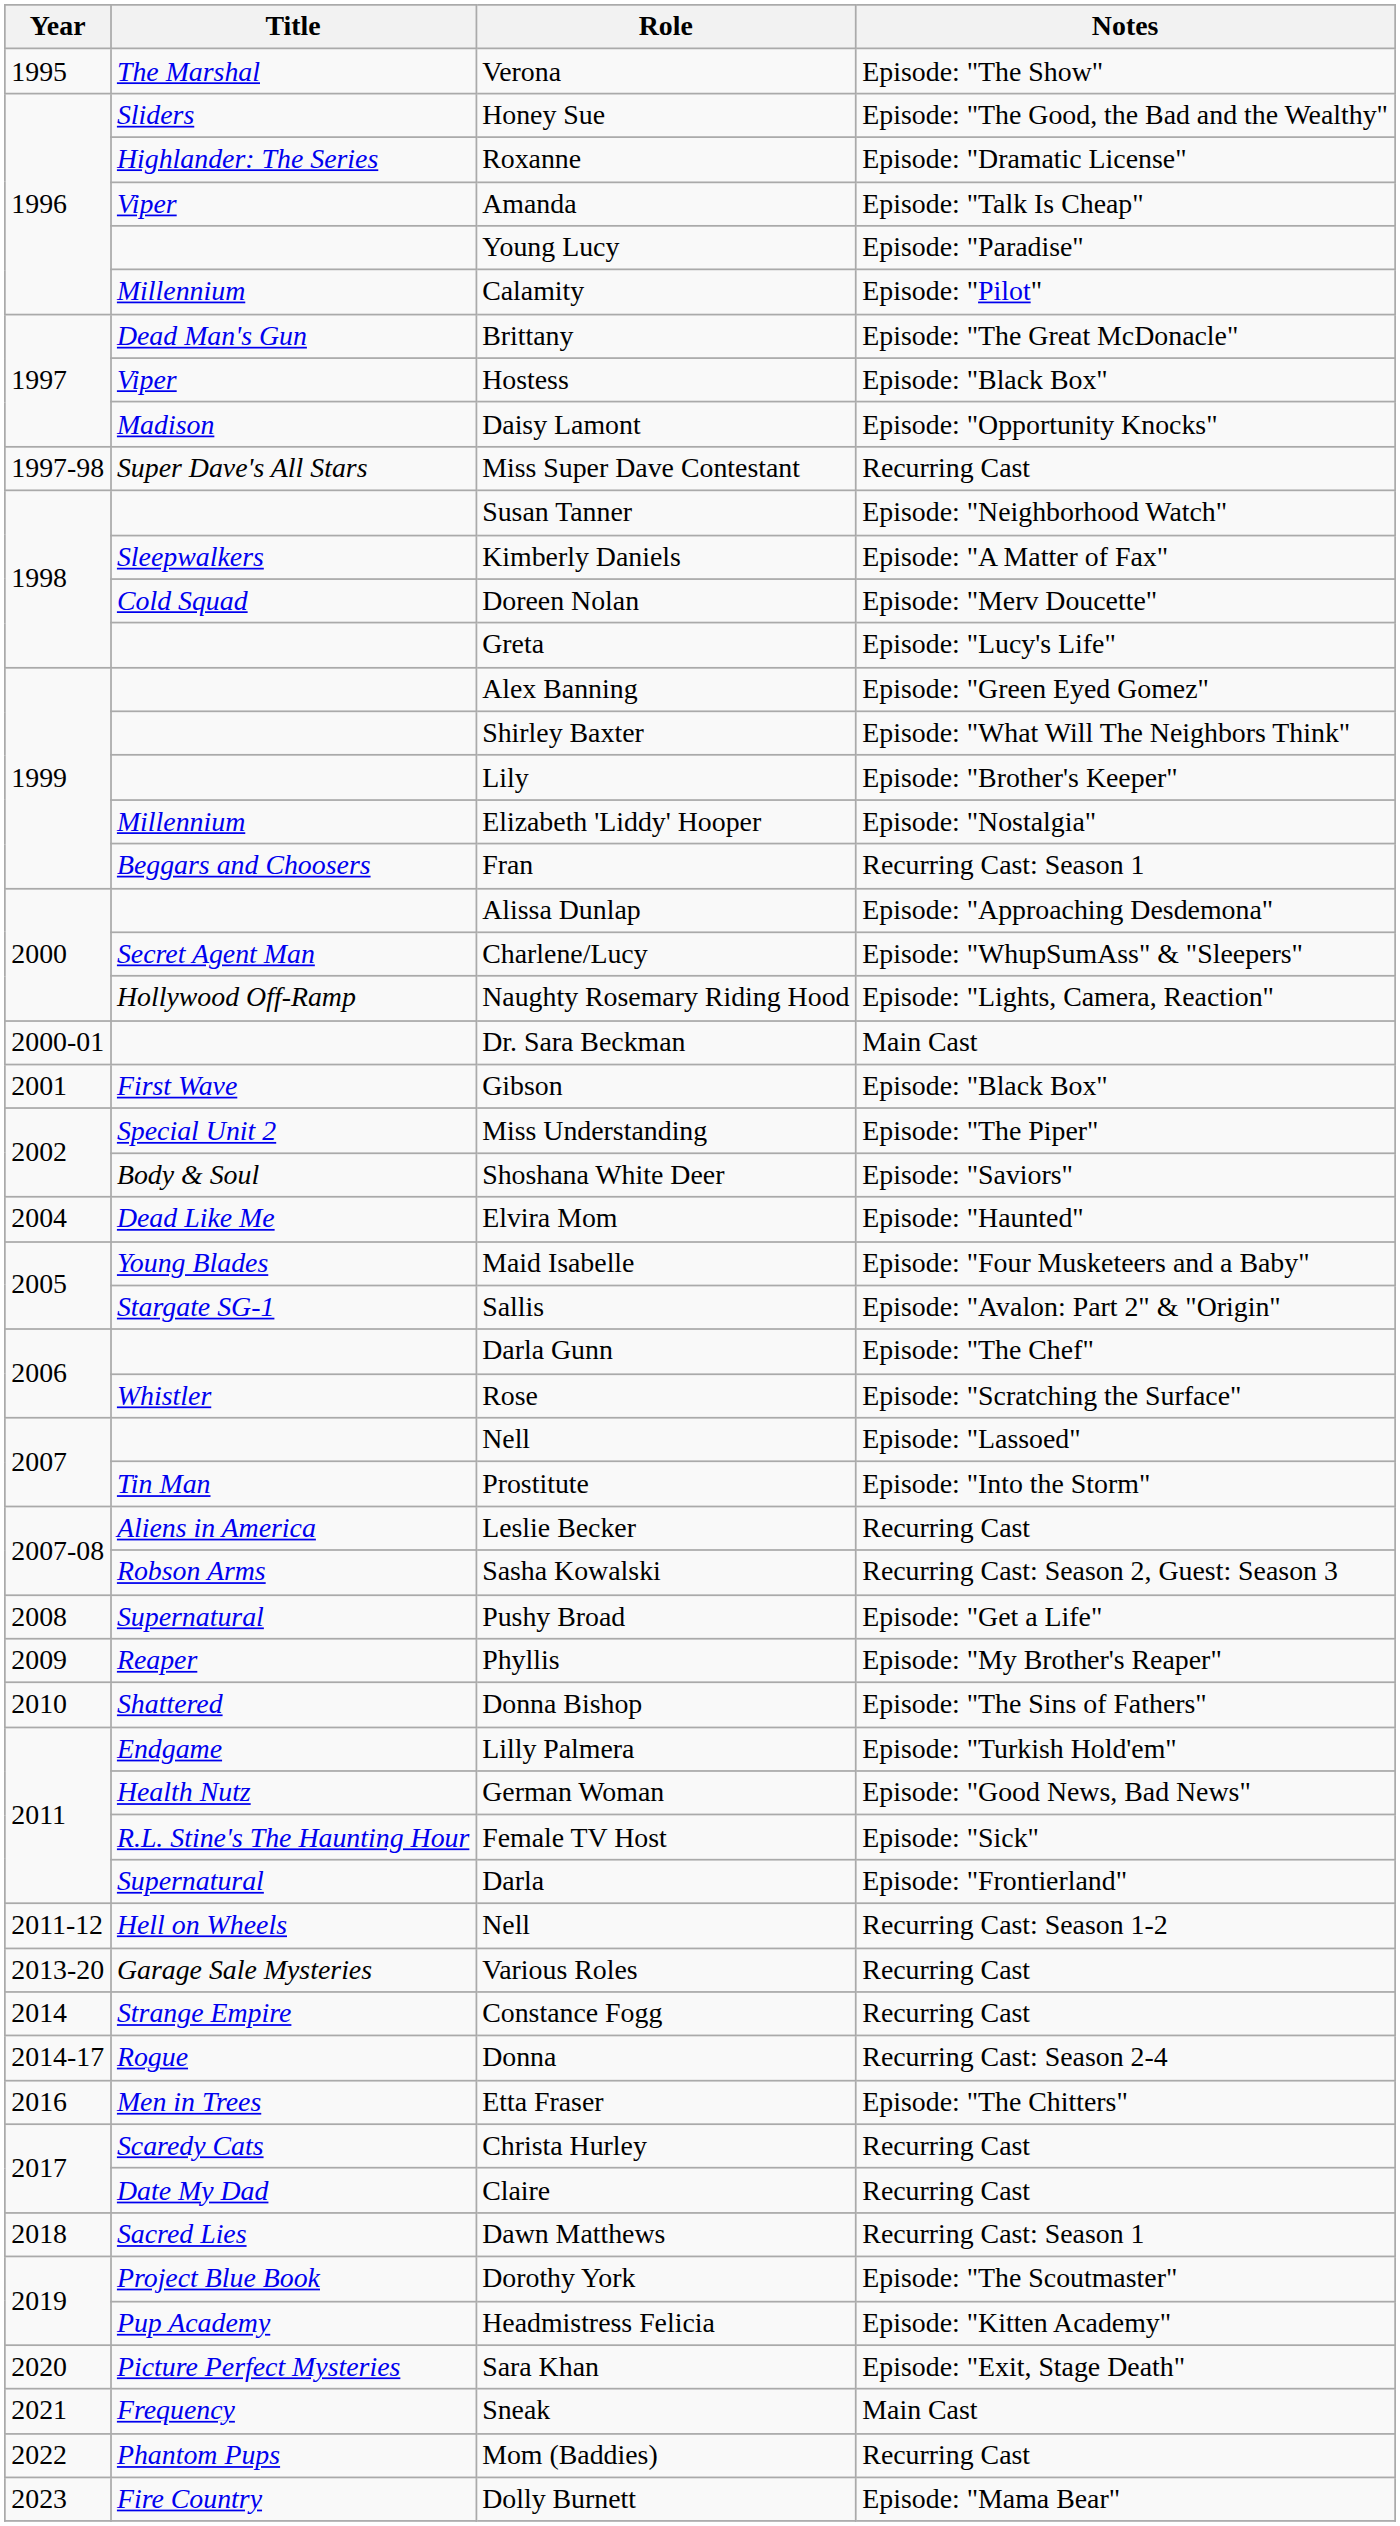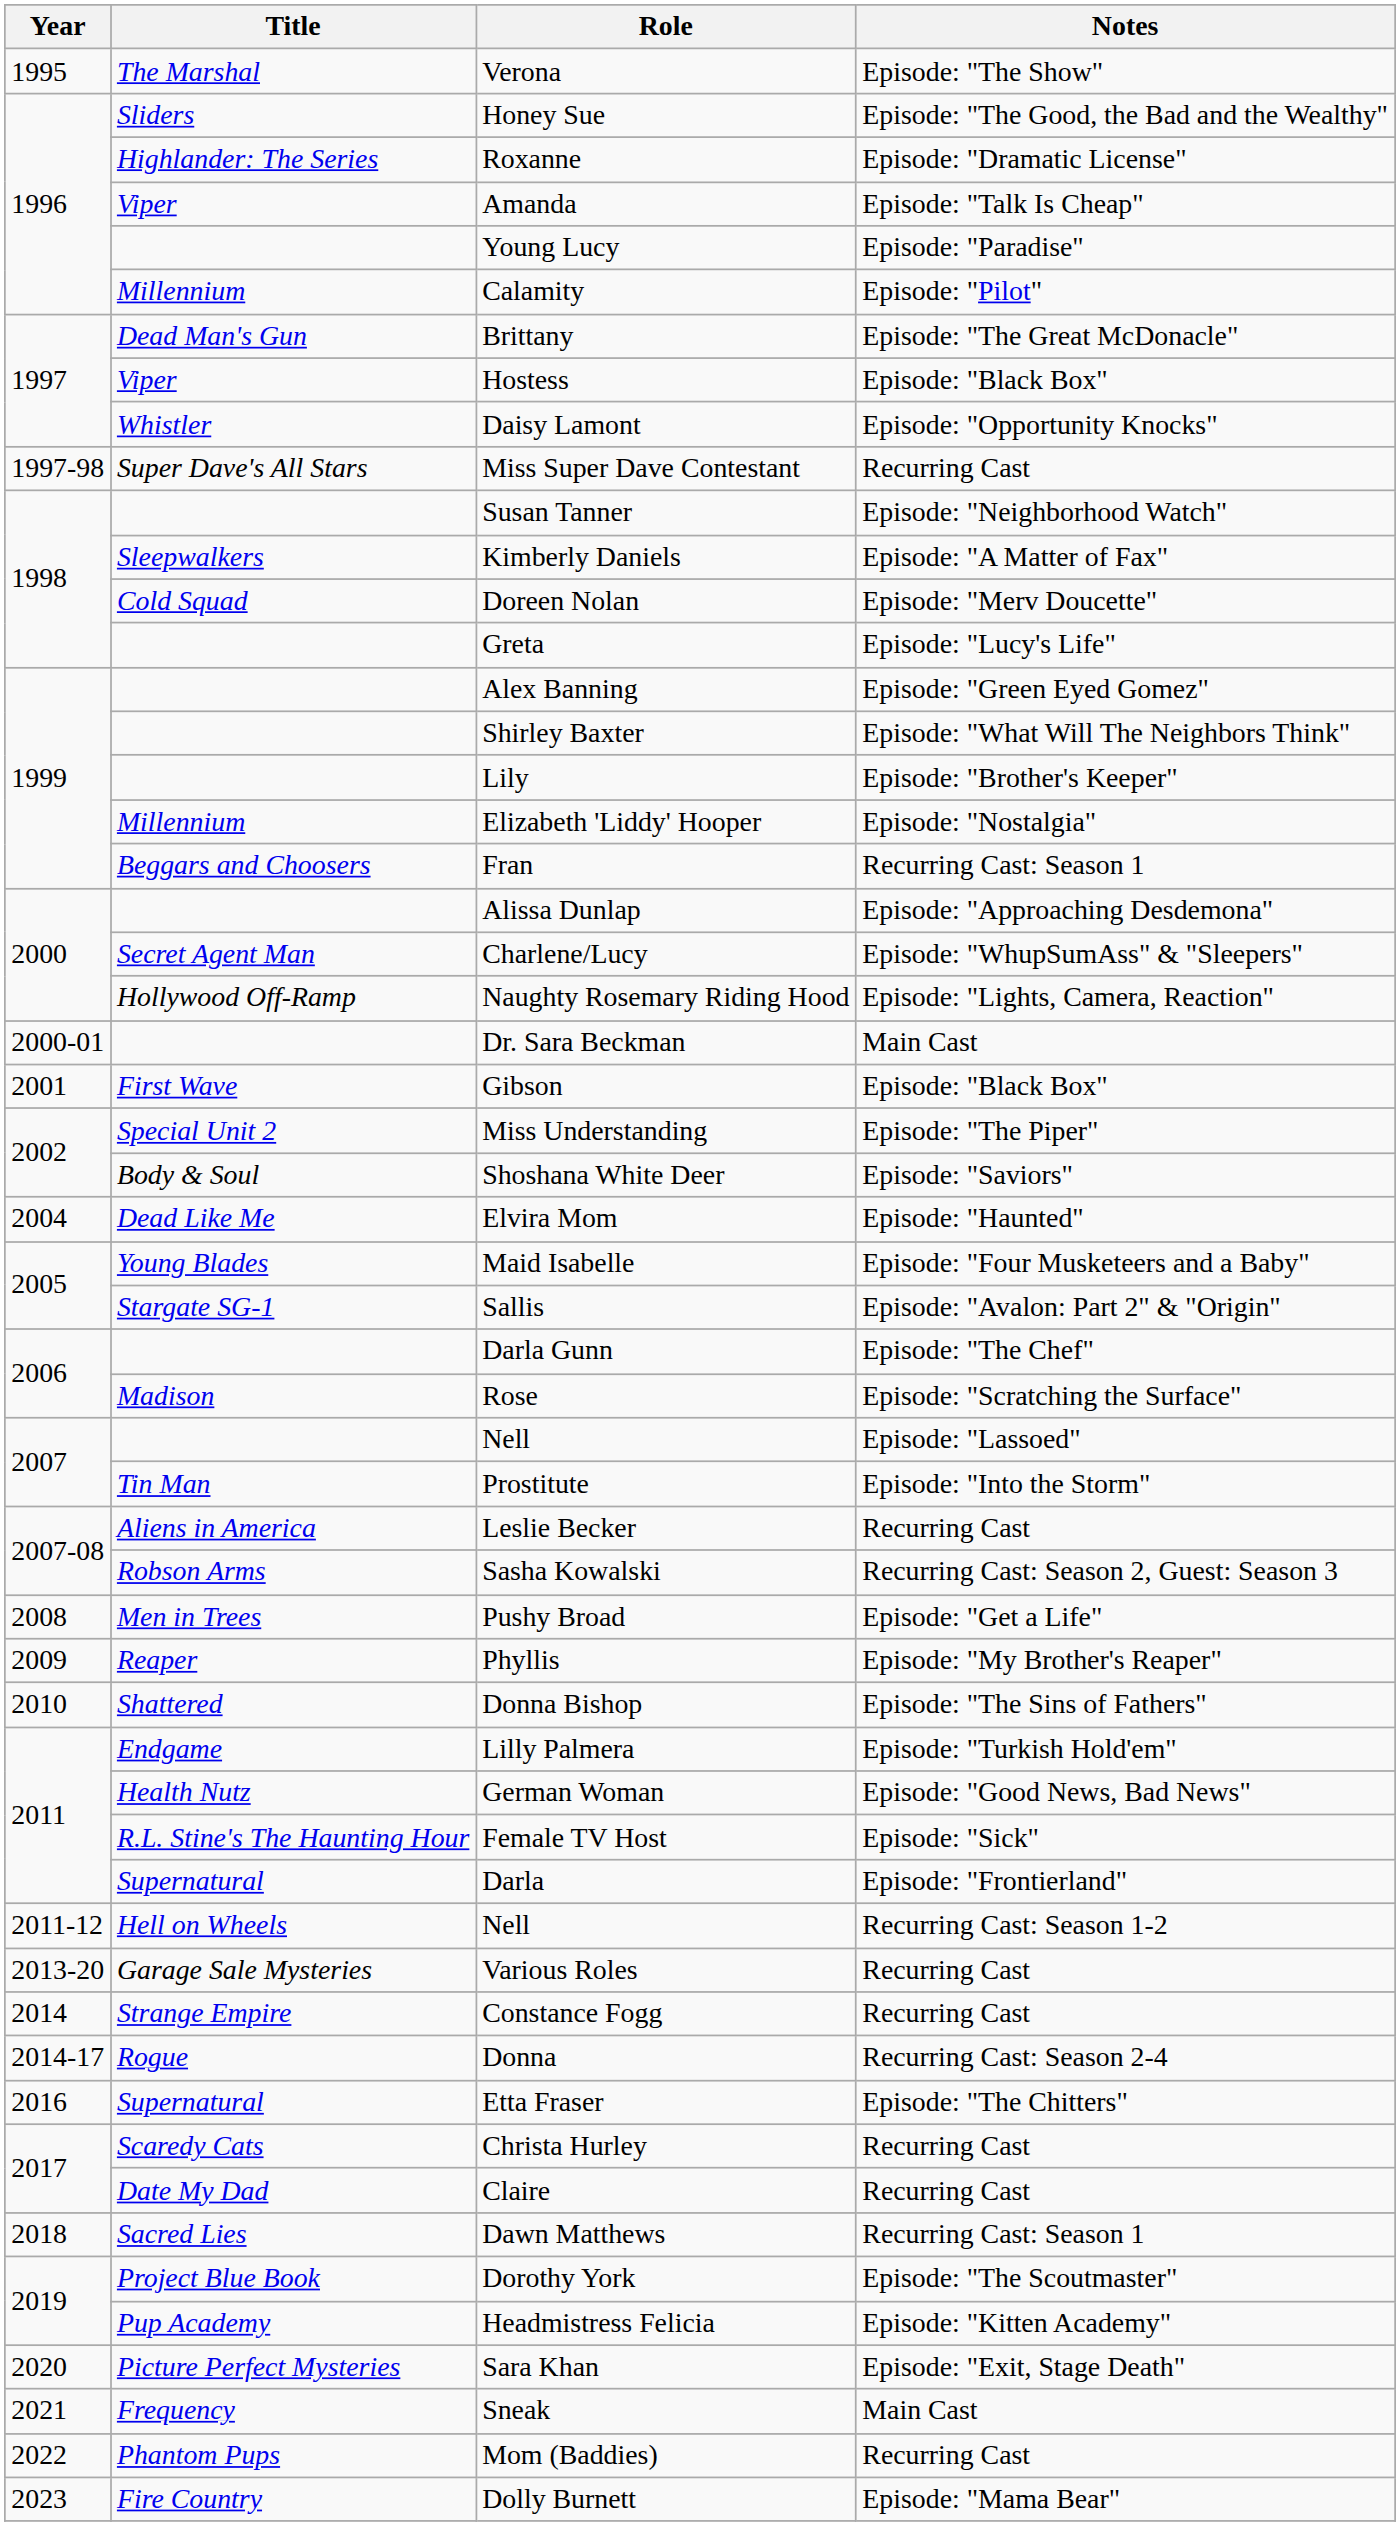(166, 423) Madison -> (164, 423) Whistler
(164, 1395) Whistler -> (166, 1395) Madison
(190, 1616) Supernatural -> (189, 1616) Men in Trees
(189, 2101) Men in Trees -> (190, 2101) Supernatural
